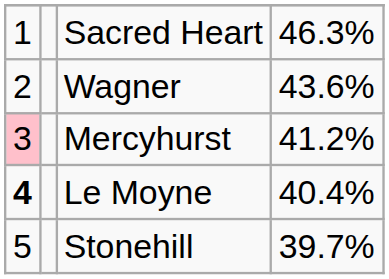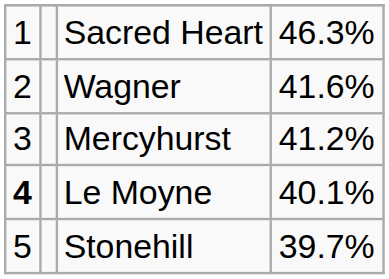(327, 86) 43.6% -> (327, 86) 41.6%
(23, 139) pink background -> (23, 139) no background
(327, 193) 40.4% -> (327, 193) 40.1%
